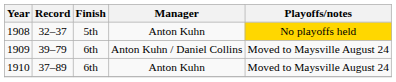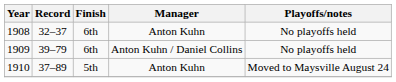(91, 31) 5th -> (91, 31) 6th
(318, 31) gold background -> (318, 31) no background
(318, 49) Moved to Maysville August 24 -> (318, 49) No playoffs held
(91, 67) 6th -> (91, 67) 5th
